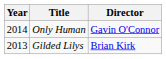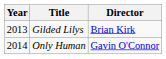rows swapped: (58, 45) <-> (59, 29)
